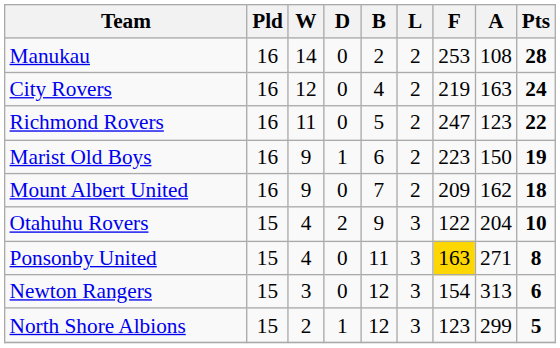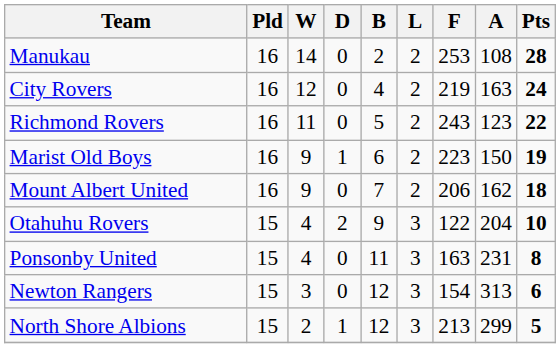(454, 122) 247 -> (454, 122) 243
(454, 190) 209 -> (454, 190) 206
(454, 257) gold background -> (454, 257) no background
(496, 257) 271 -> (496, 257) 231
(454, 325) 123 -> (454, 325) 213
